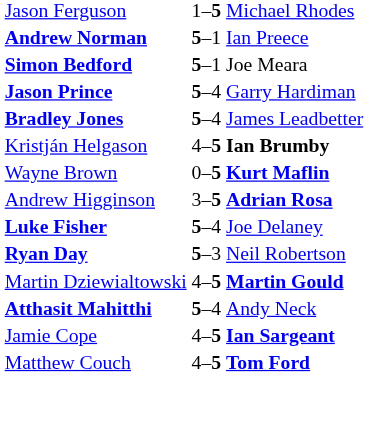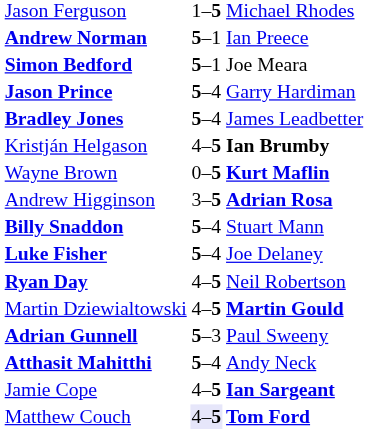+ row: (64, 227)
(206, 254) 5–3 -> (206, 281) 4–5
+ row: (71, 335)
(206, 362) no background -> (206, 416) lavender background
